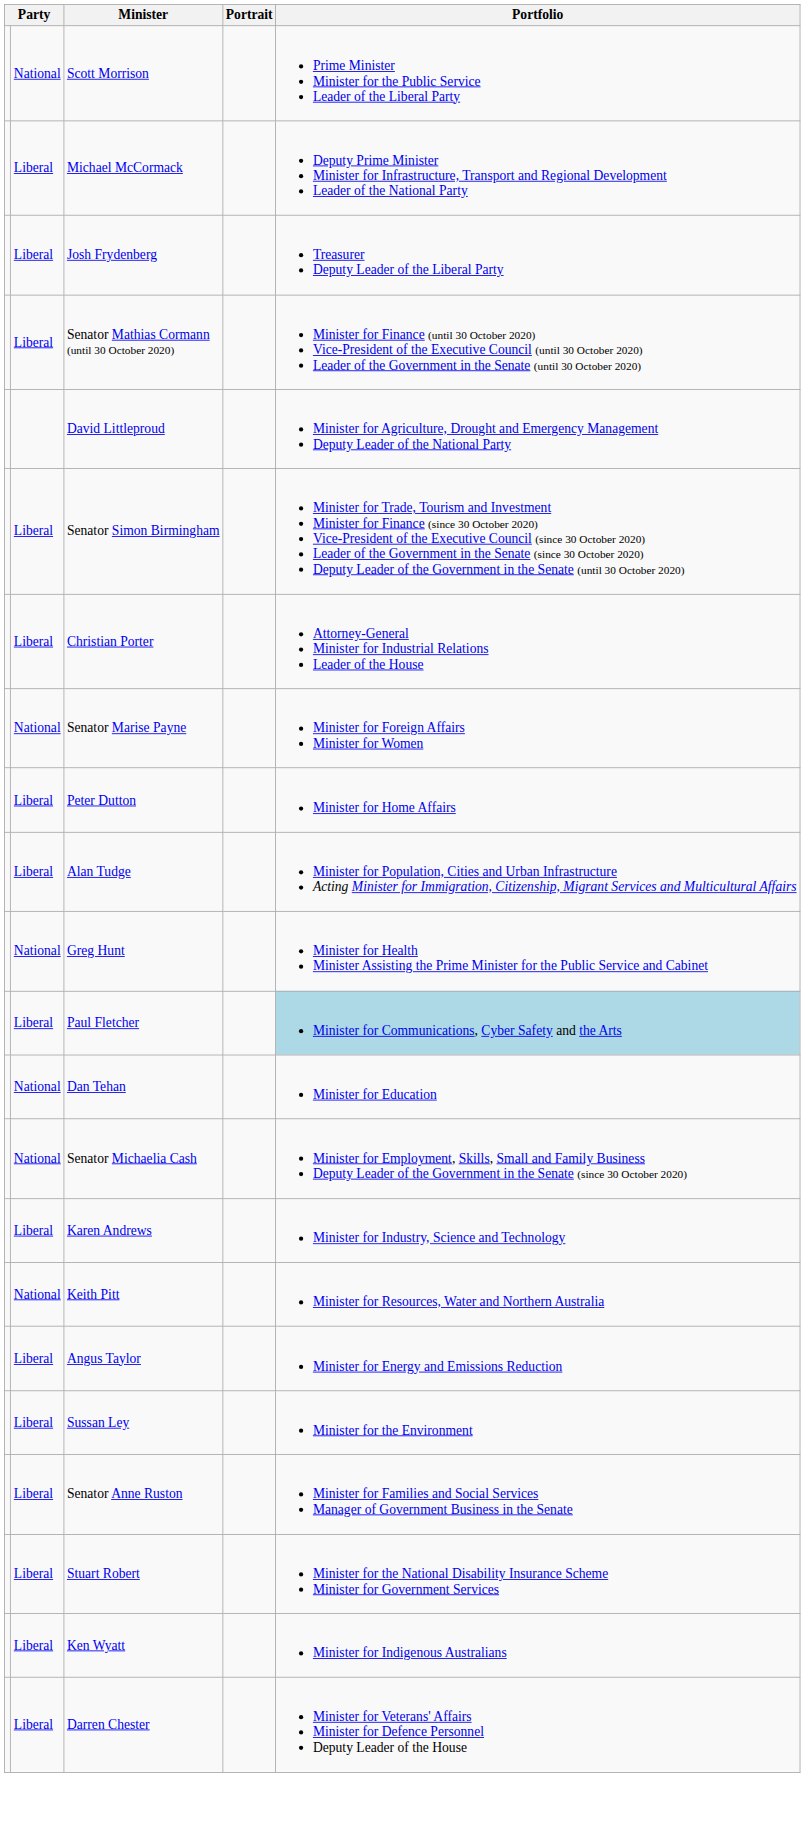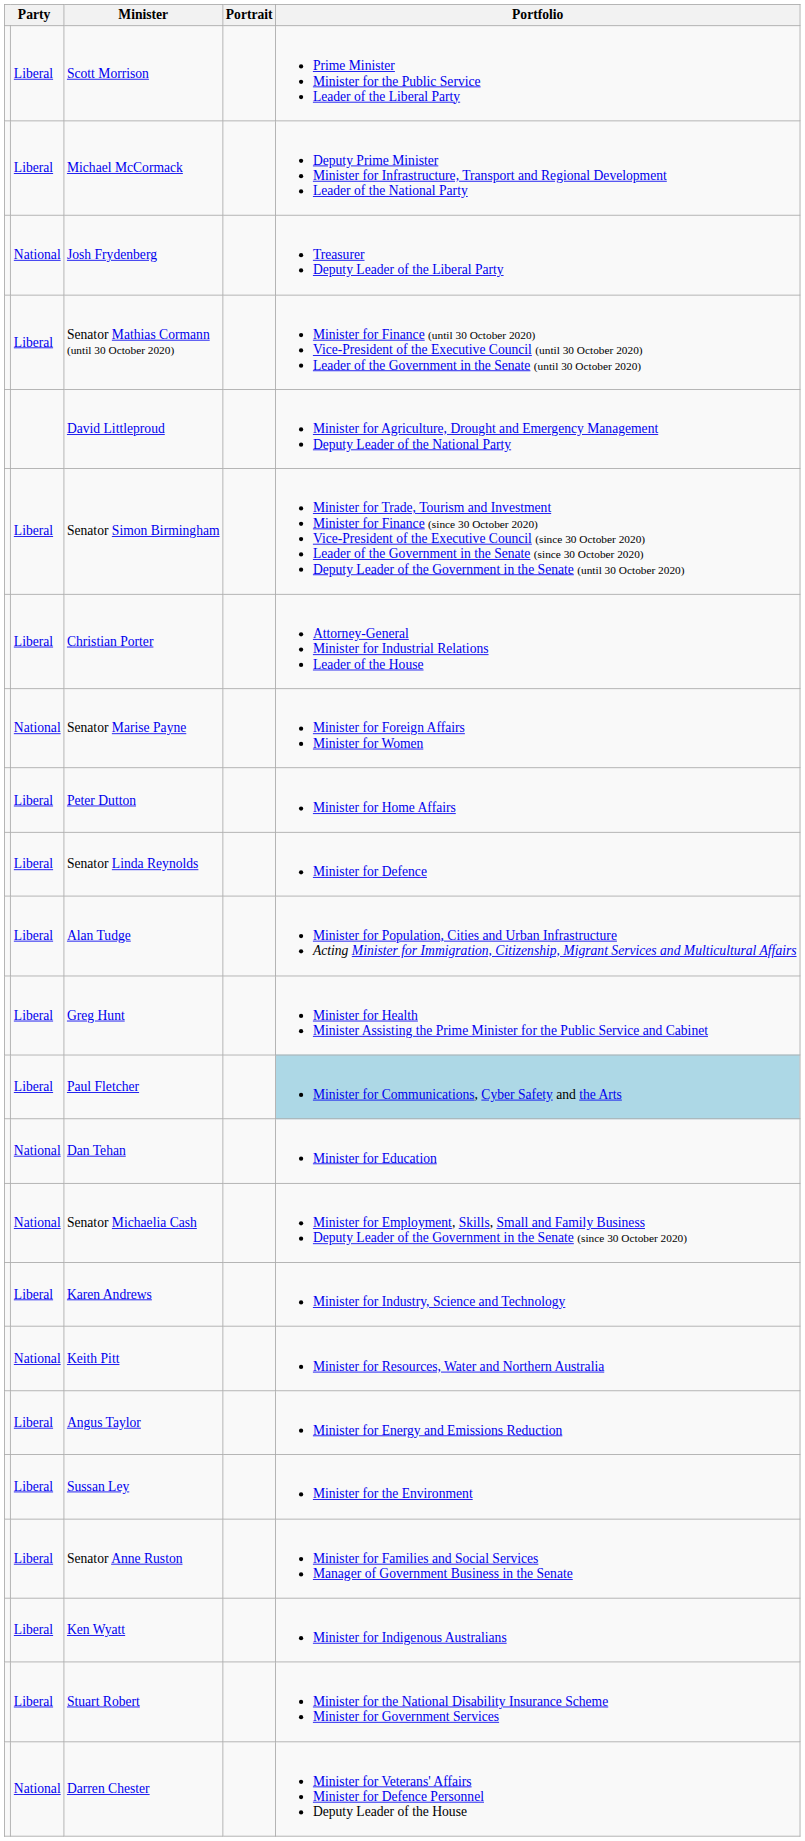(37, 73) National -> (33, 73) Liberal
(33, 255) Liberal -> (37, 255) National
+ row: (133, 864)
(37, 951) National -> (33, 1015) Liberal
rows swapped: (96, 1645) <-> (103, 1573)
(33, 1724) Liberal -> (37, 1788) National
